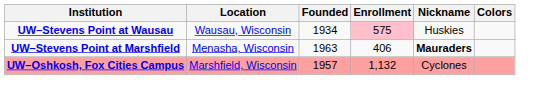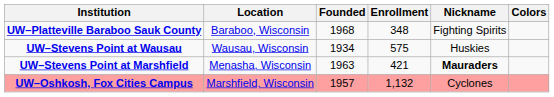+ row: (104, 30)
(382, 30) pink background -> (399, 48) no background
(382, 48) 406 -> (399, 65) 421
